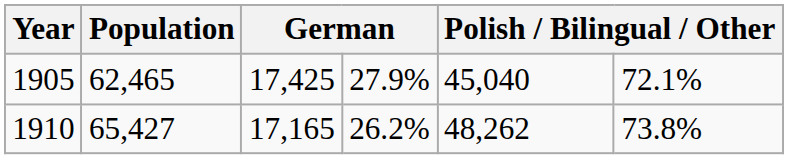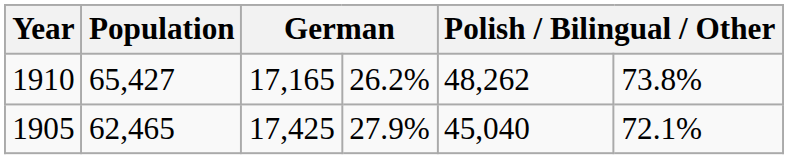rows swapped: (43, 78) <-> (43, 128)
